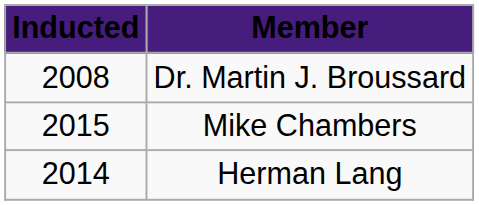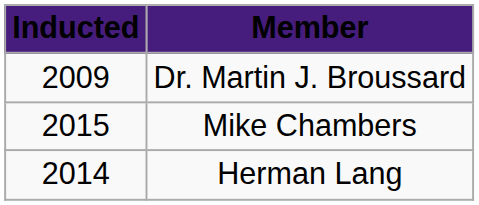(76, 77) 2008 -> (76, 77) 2009
